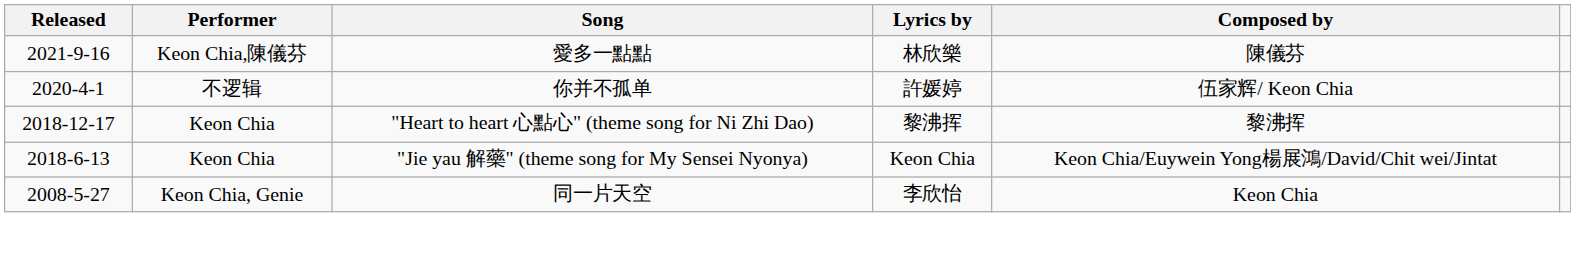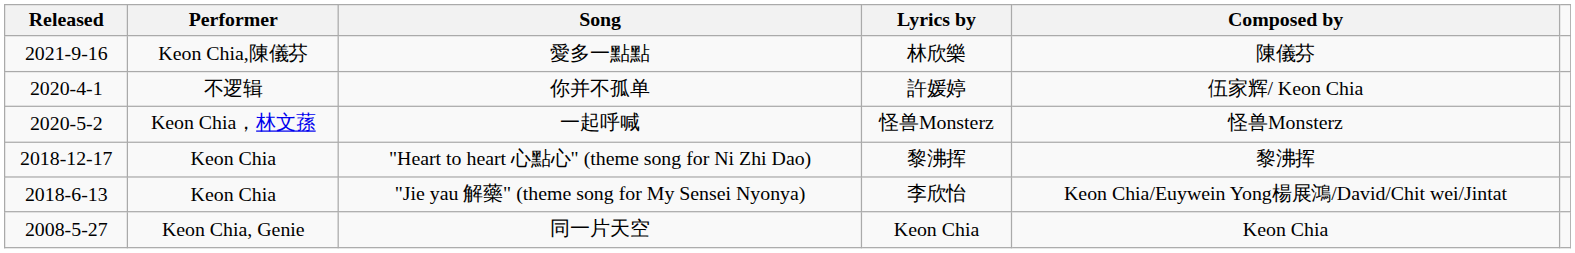+ row: (600, 123)
(932, 159) Keon Chia -> (937, 193) 李欣怡
(932, 193) 李欣怡 -> (937, 229) Keon Chia
